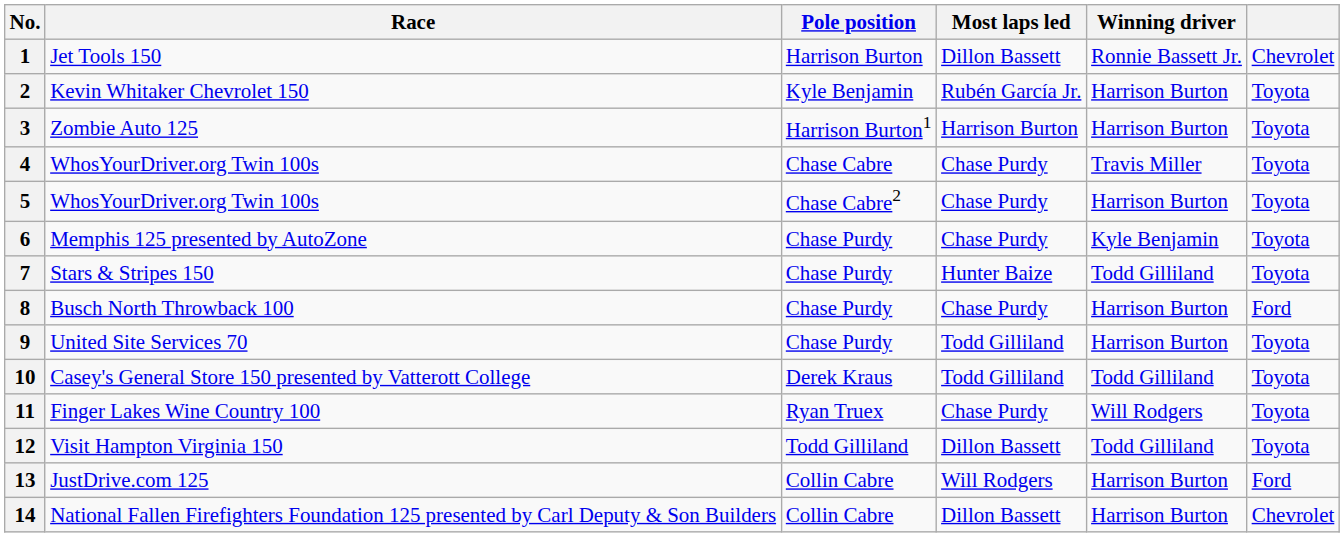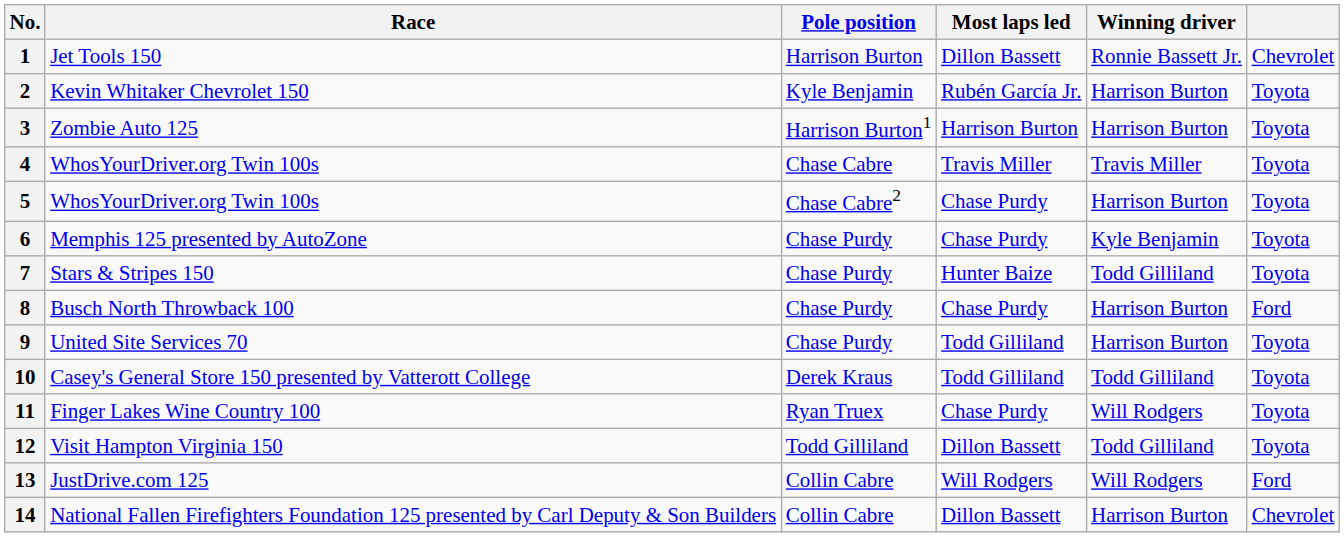(994, 164) Chase Purdy -> (996, 164) Travis Miller
(1160, 480) Harrison Burton -> (1147, 480) Will Rodgers
